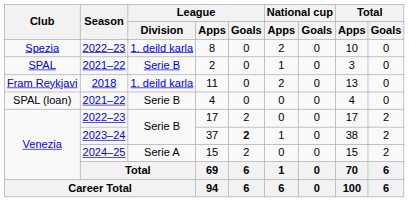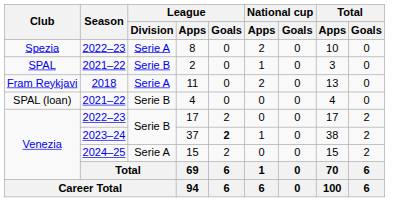(162, 48) 1. deild karla -> (152, 48) Serie A
(162, 83) 1. deild karla -> (152, 83) Serie A
